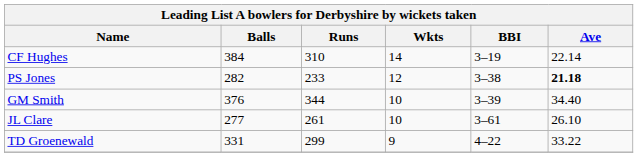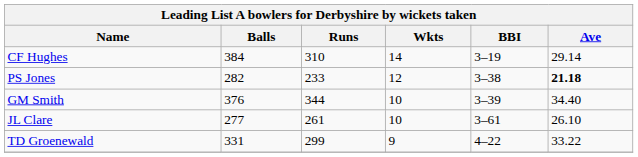(566, 57) 22.14 -> (566, 57) 29.14
